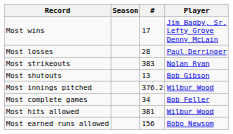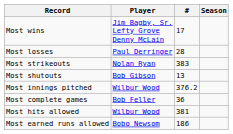columns swapped: (197, 10) <-> (125, 10)
(146, 99) 34 -> (180, 99) 36
(148, 123) 156 -> (182, 123) 186
